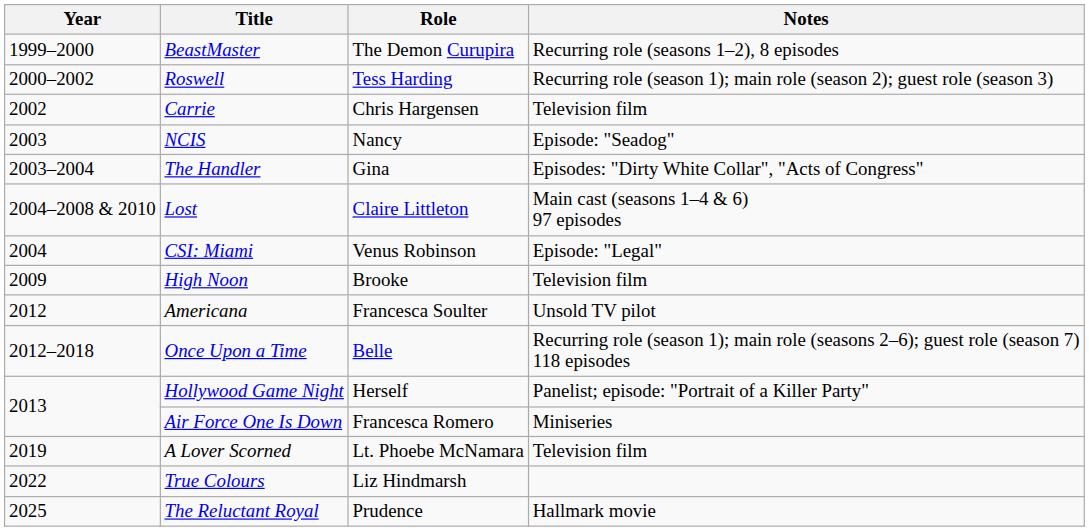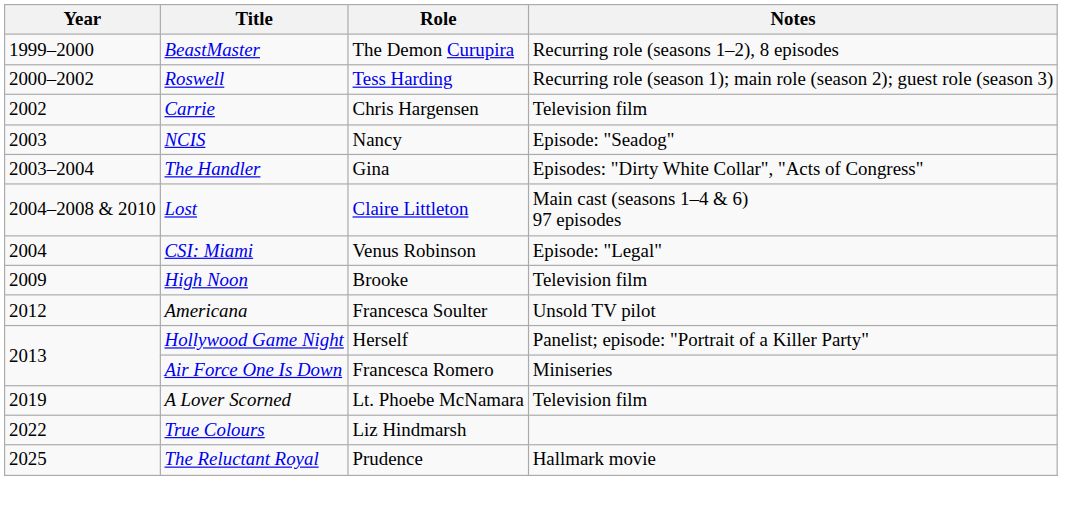- row: (236, 350)
